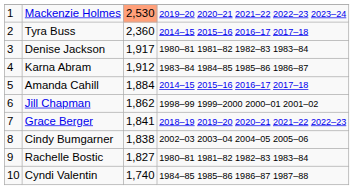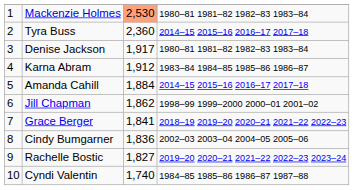(253, 13) 2019–20 2020–21 2021–22 2022–23 2023–24 -> (234, 13) 1980–81 1981–82 1982–83 1983–84
(140, 139) 1,838 -> (140, 139) 1,836
(234, 157) 1980–81 1981–82 1982–83 1983–84 -> (253, 157) 2019–20 2020–21 2021–22 2022–23 2023–24
